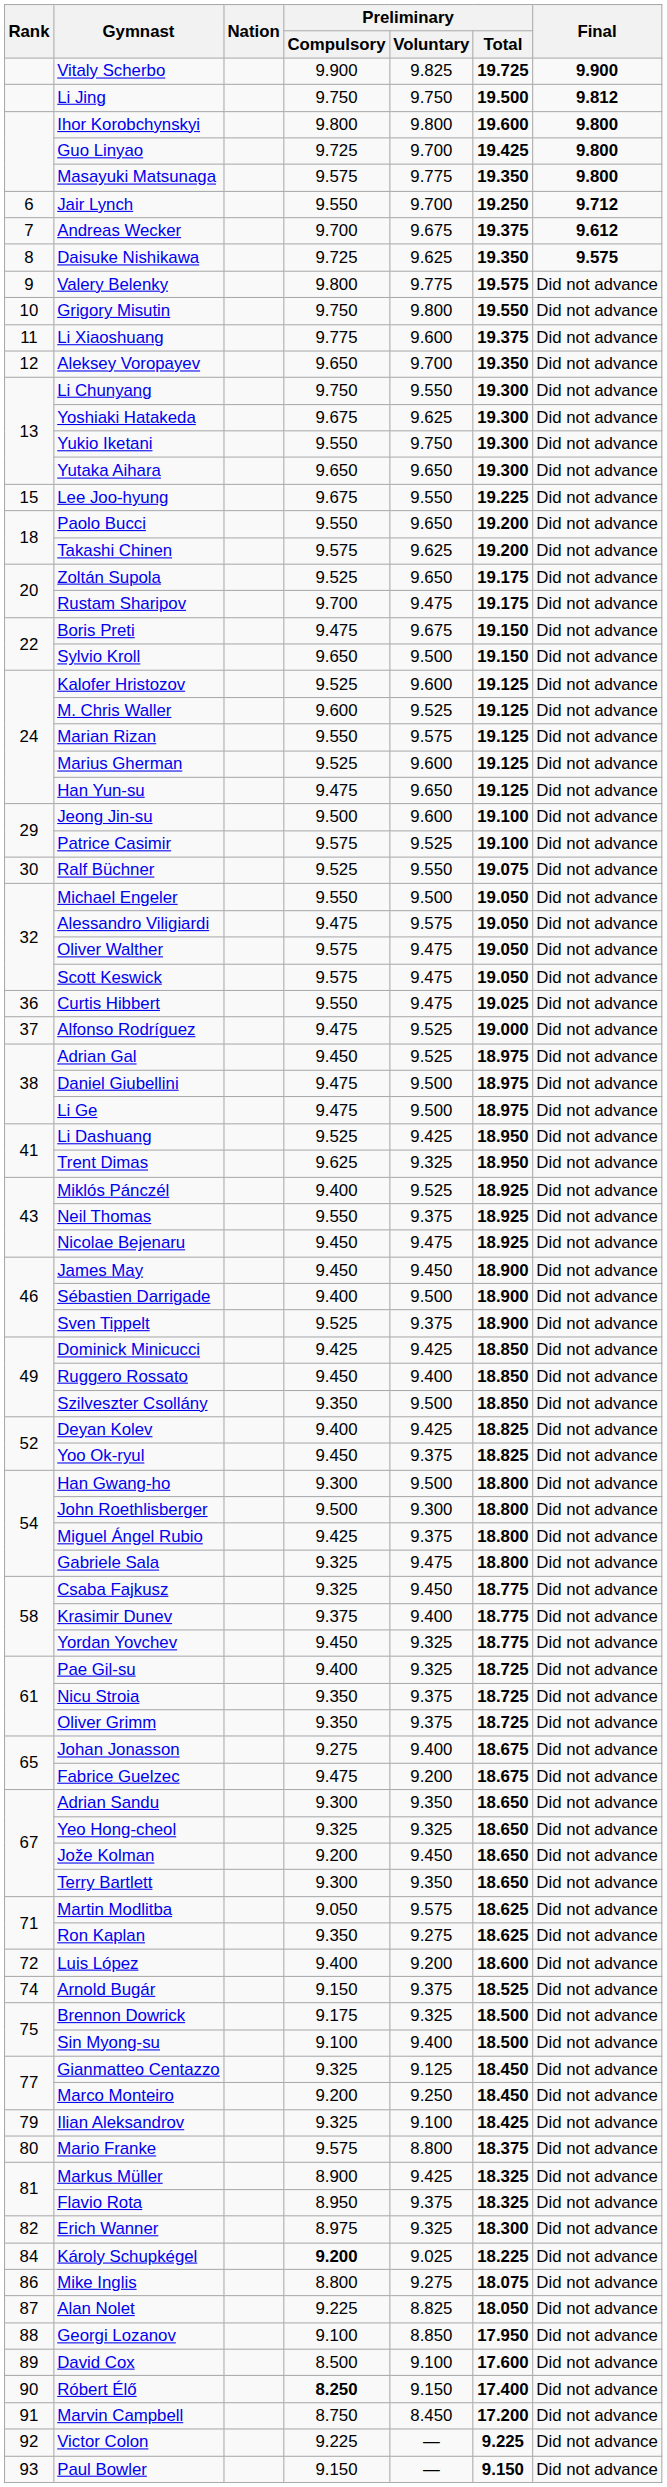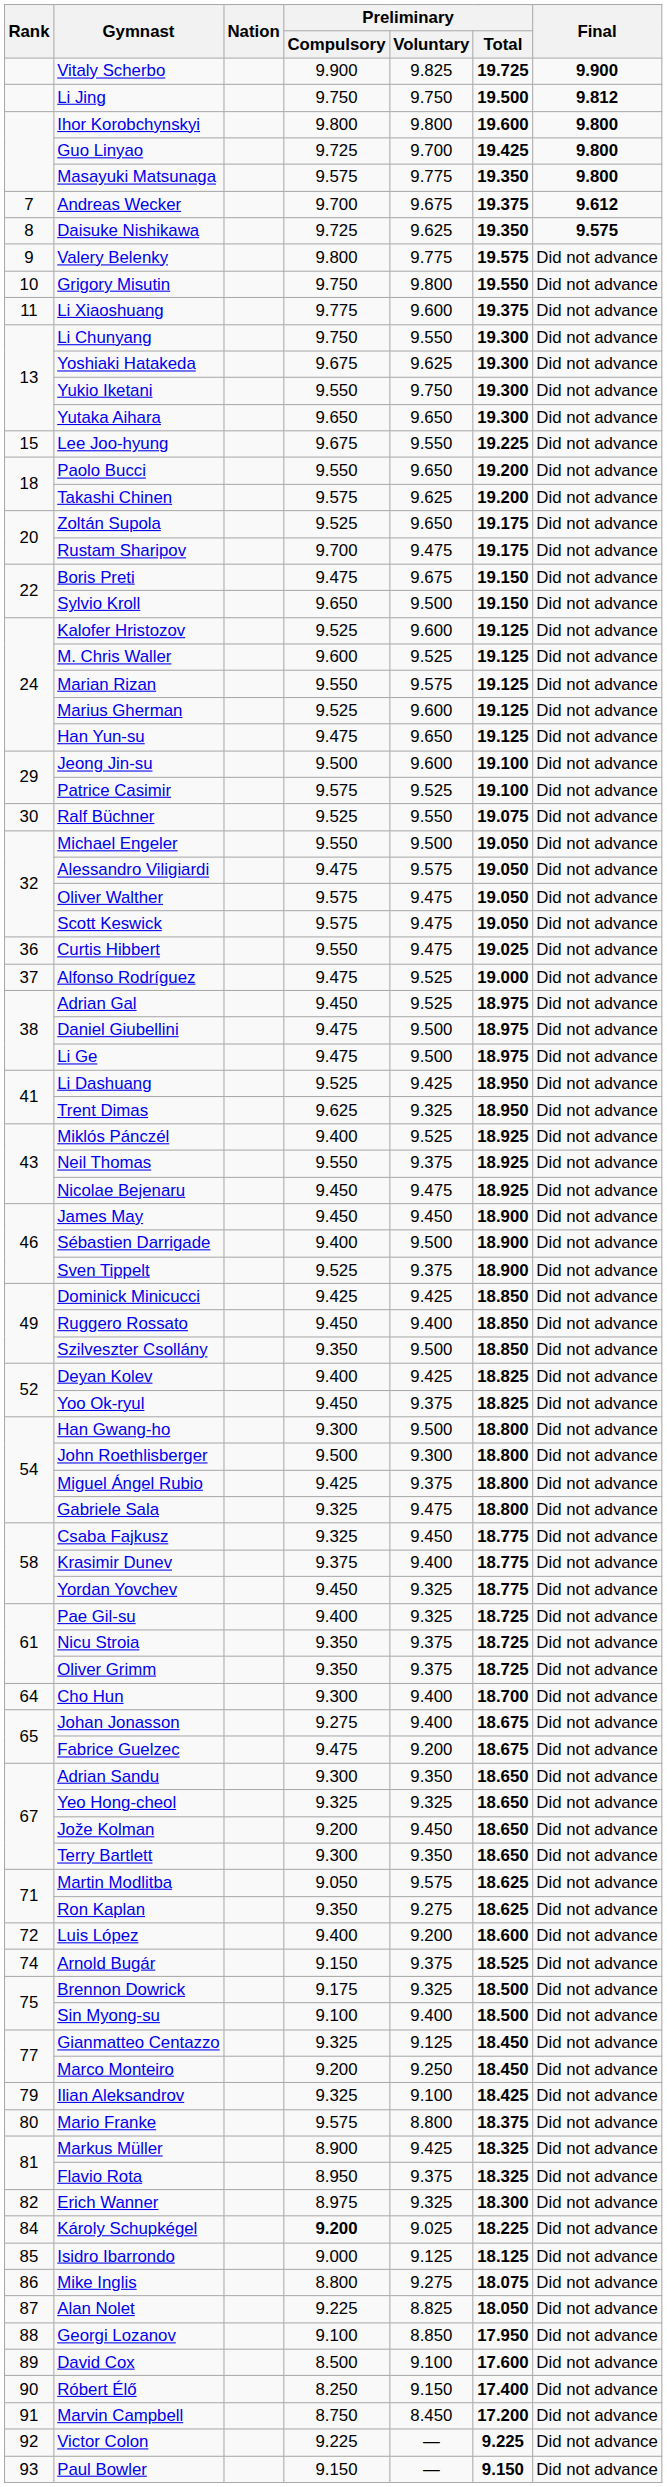- row: (95, 204)
- row: (129, 364)
+ row: (90, 1696)
+ row: (116, 2255)
(336, 2389) bold -> (336, 2389) normal
